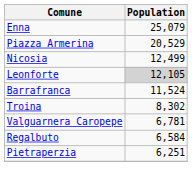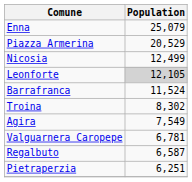+ row: (21, 122)
(171, 138) 6,584 -> (171, 153) 6,587
